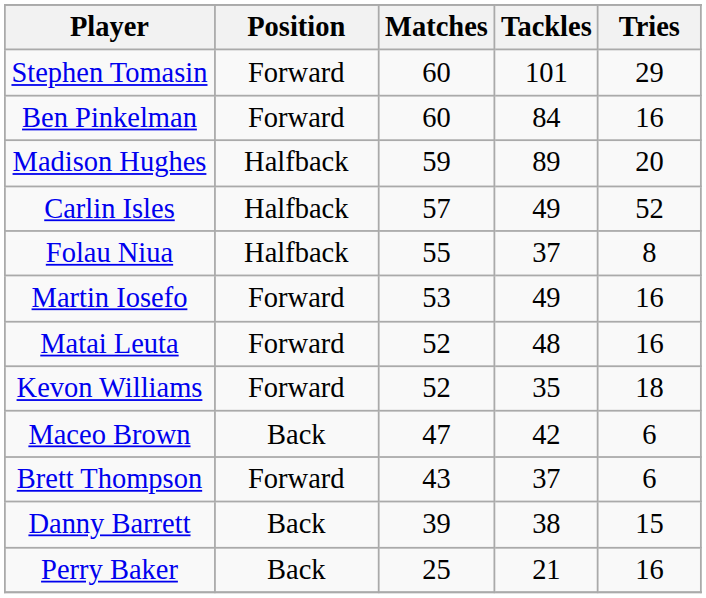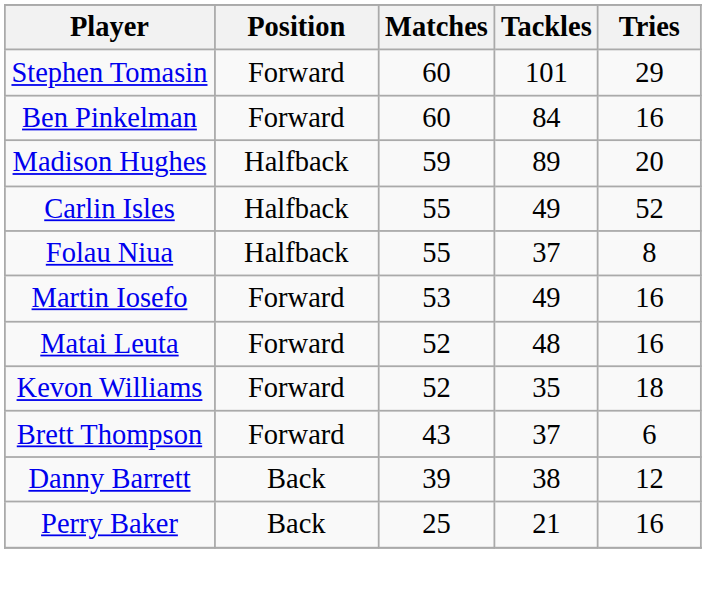(436, 207) 57 -> (436, 207) 55
- row: (109, 433)
(649, 523) 15 -> (649, 478) 12
